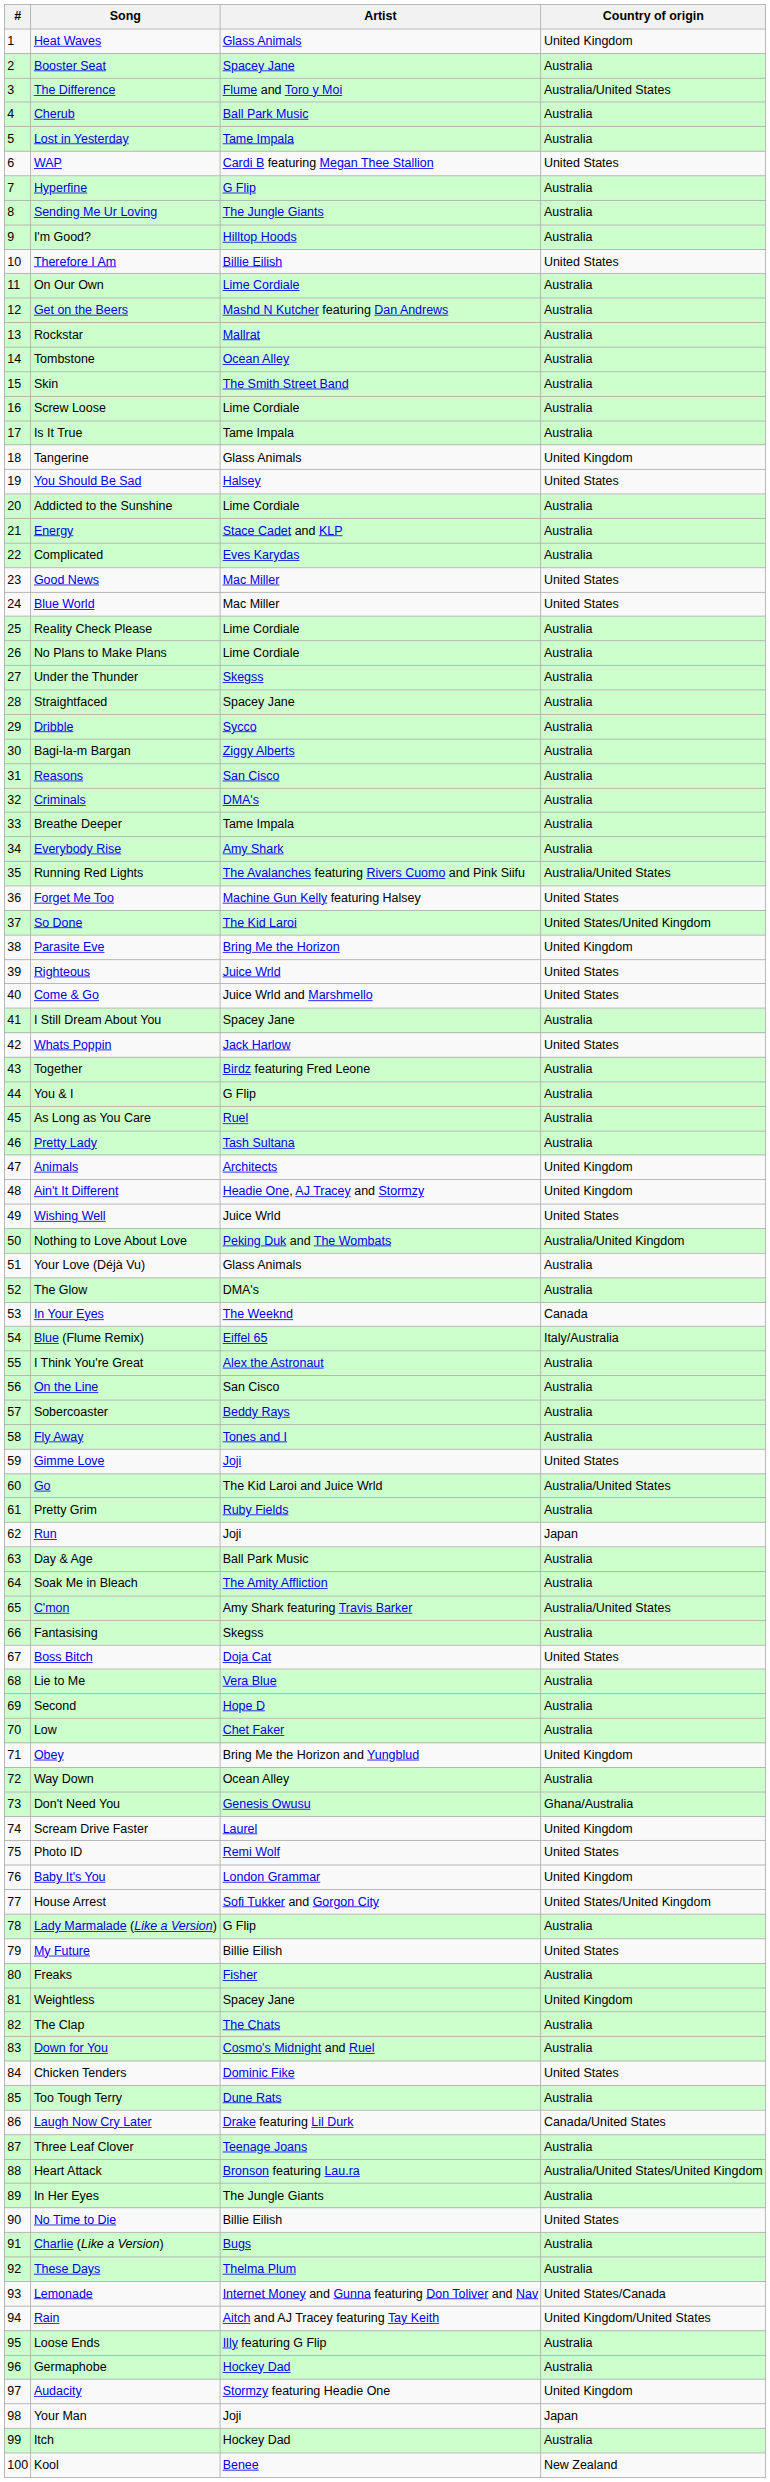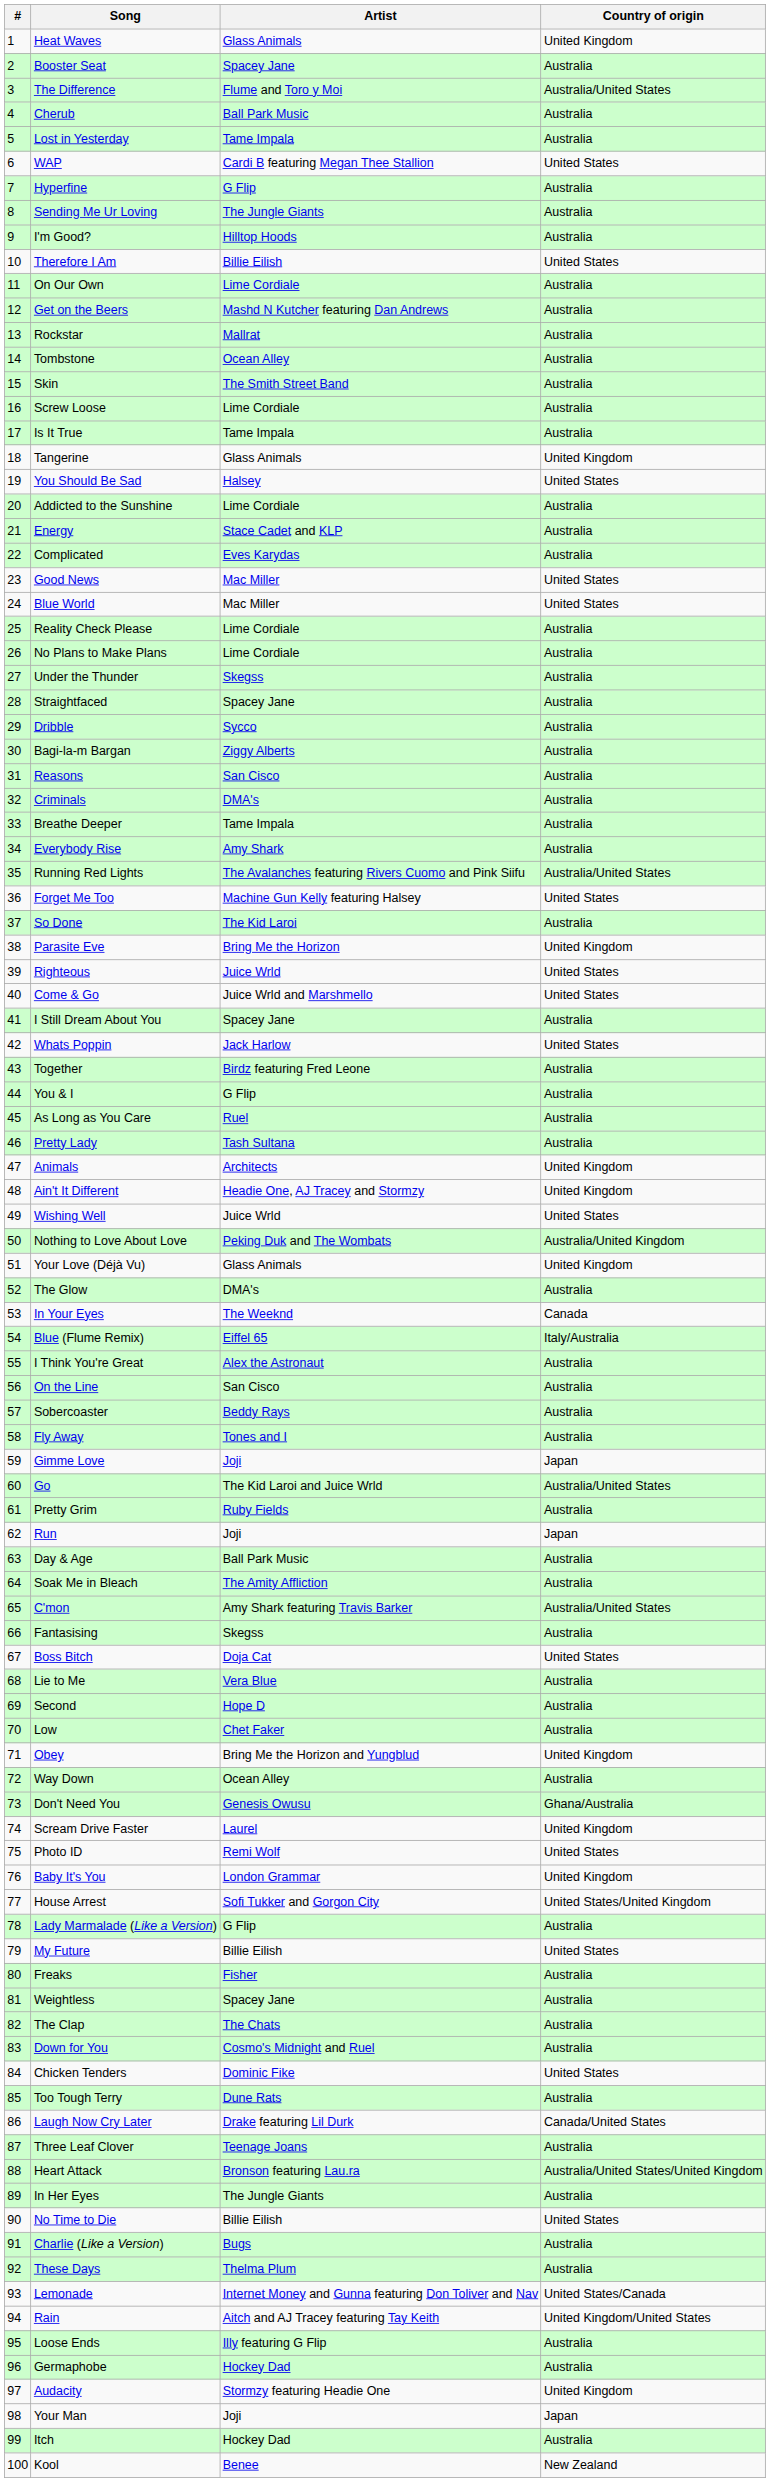(627, 922) United States/United Kingdom -> (568, 922) Australia
(568, 1265) Australia -> (588, 1265) United Kingdom
(581, 1461) United States -> (561, 1461) Japan
(588, 1999) United Kingdom -> (568, 1999) Australia
